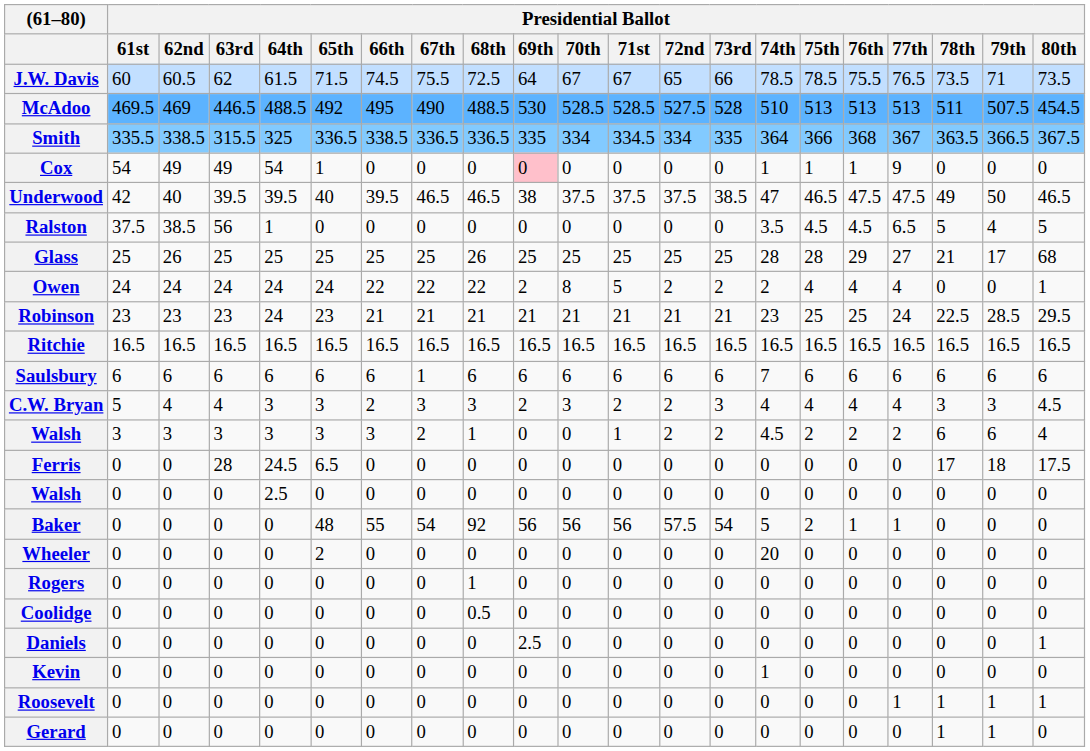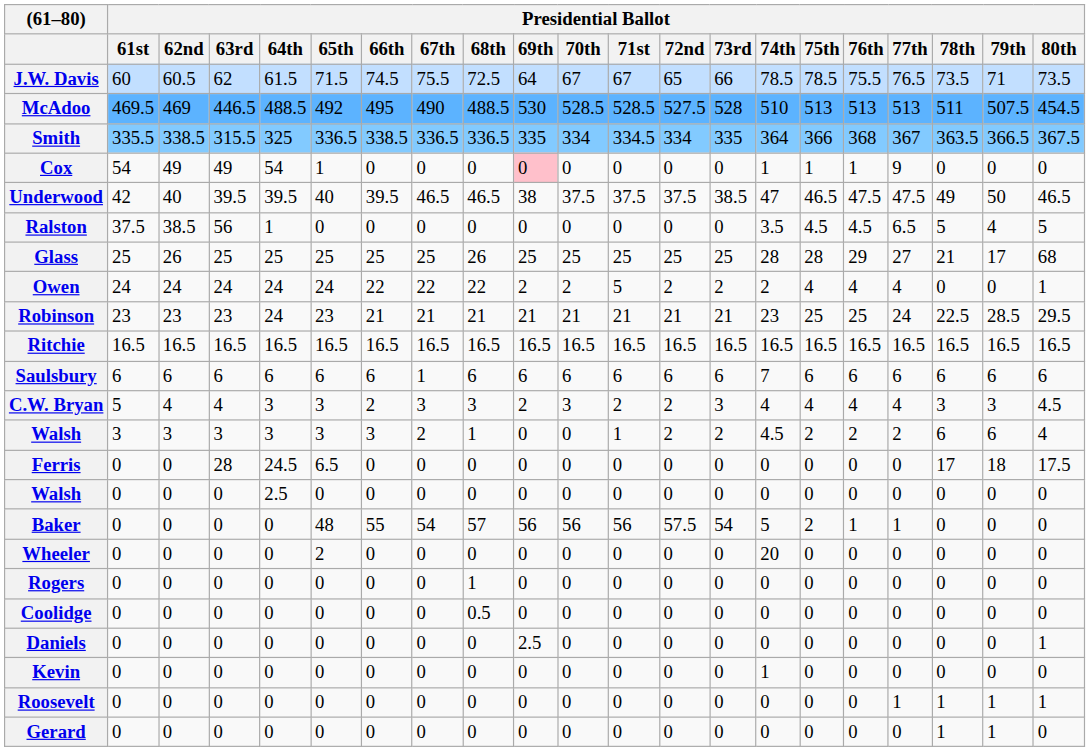(567, 286) 8 -> (567, 286) 2
(477, 524) 92 -> (477, 524) 57
